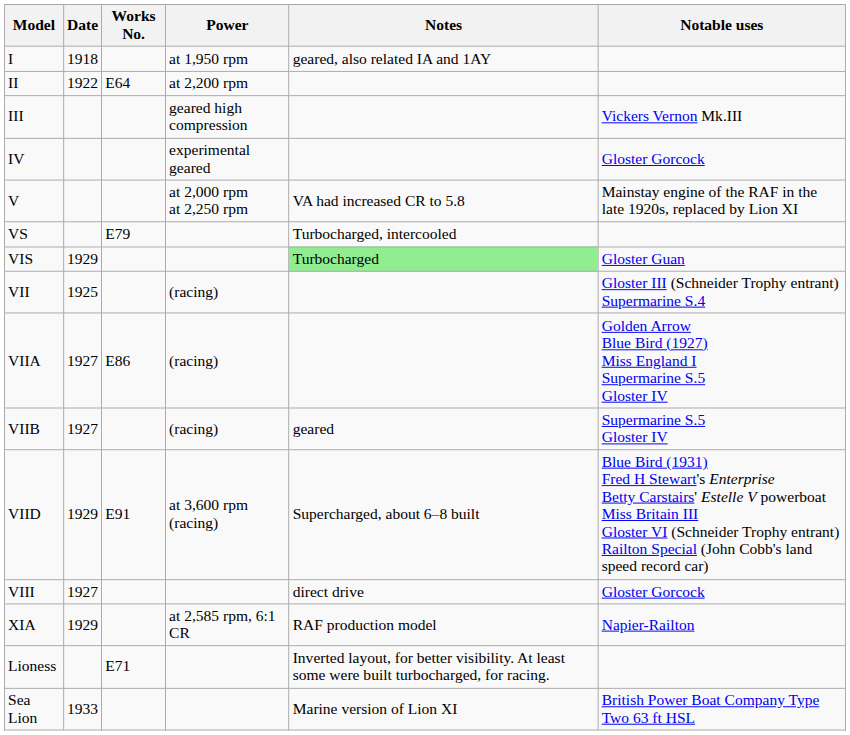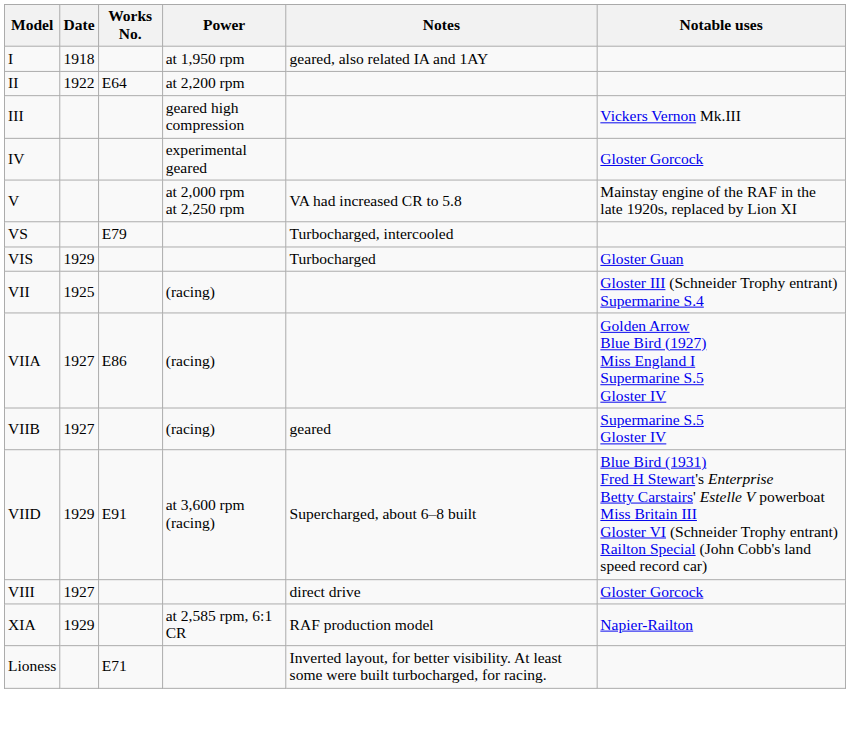(336, 258) lightgreen background -> (333, 258) no background
- row: (23, 709)
